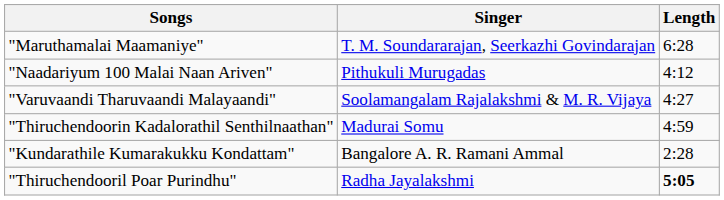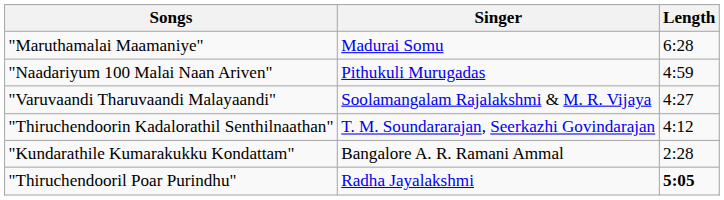(498, 45) T. M. Soundararajan, Seerkazhi Govindarajan -> (392, 45) Madurai Somu
(678, 72) 4:12 -> (678, 72) 4:59
(392, 126) Madurai Somu -> (498, 126) T. M. Soundararajan, Seerkazhi Govindarajan
(678, 126) 4:59 -> (678, 126) 4:12
